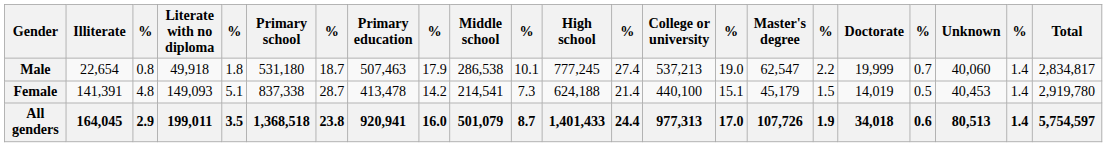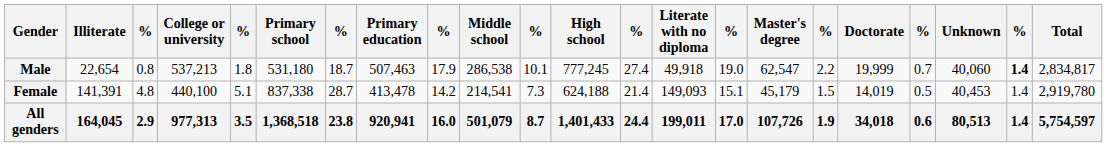columns swapped: (190, 31) <-> (679, 31)
(1020, 69) normal -> (1020, 69) bold
